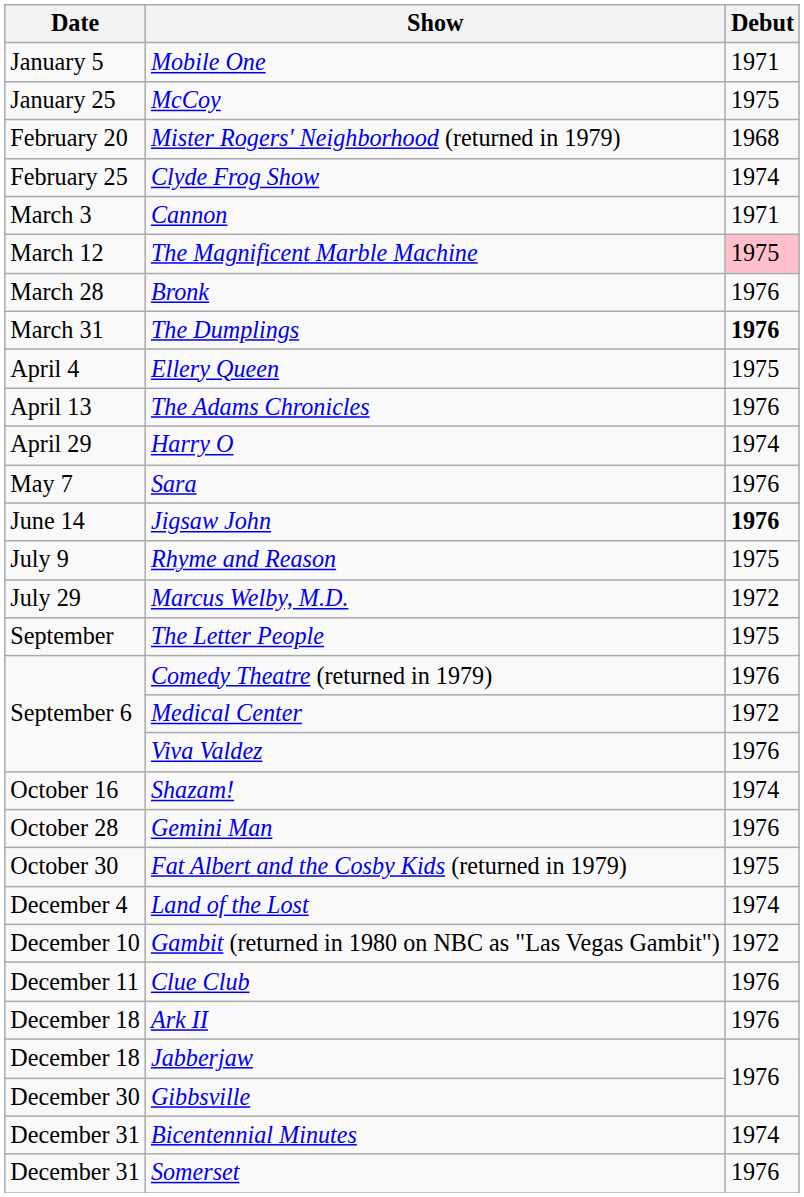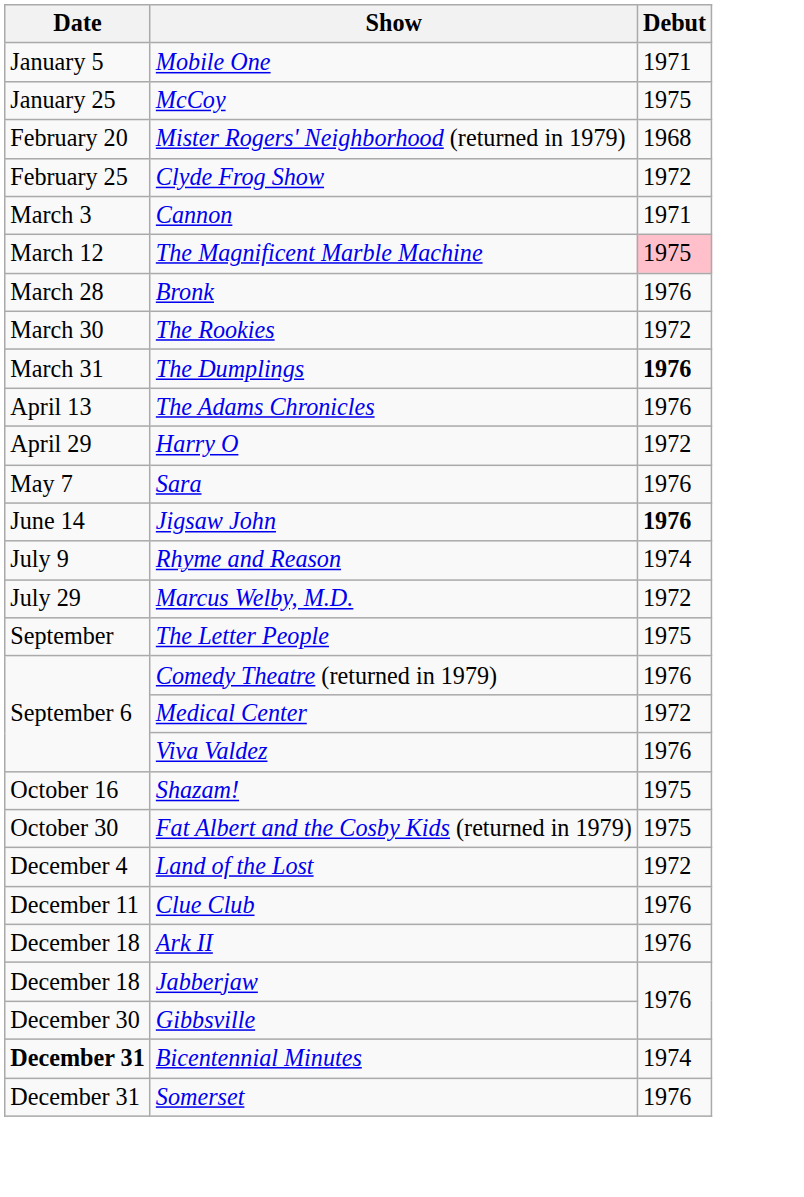(755, 176) 1974 -> (667, 176) 1972
+ row: (215, 330)
- row: (215, 368)
(755, 445) 1974 -> (667, 445) 1972
(755, 560) 1975 -> (667, 560) 1974
(755, 789) 1974 -> (667, 789) 1975
- row: (212, 828)
(755, 904) 1974 -> (667, 866) 1972
- row: (435, 943)
(75, 1134) normal -> (78, 1058) bold
